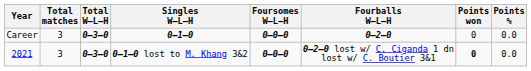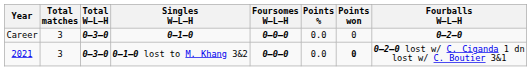columns swapped: (378, 17) <-> (509, 17)
